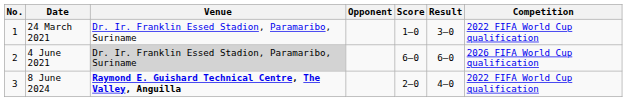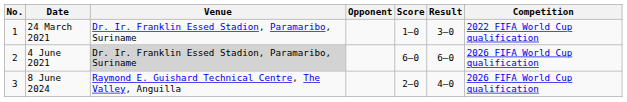(206, 84) bold -> (206, 84) normal
(519, 84) 2022 FIFA World Cup qualification -> (519, 84) 2026 FIFA World Cup qualification
